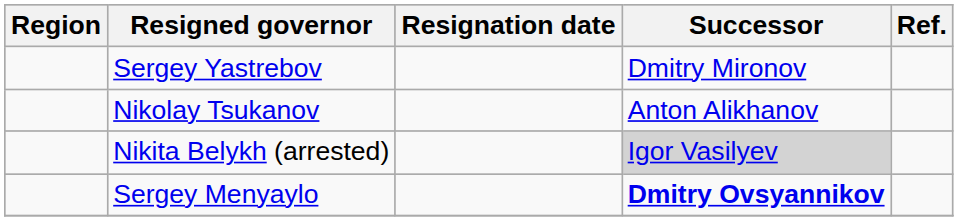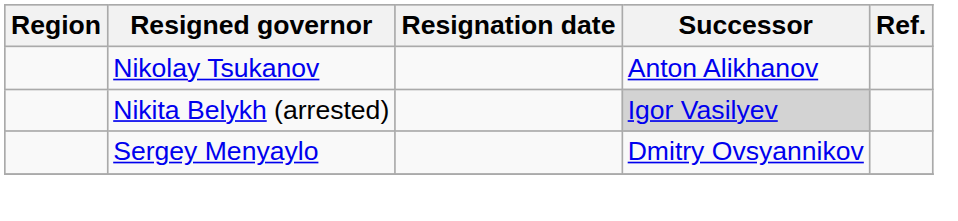- row: (218, 67)
(756, 194) bold -> (746, 151) normal
